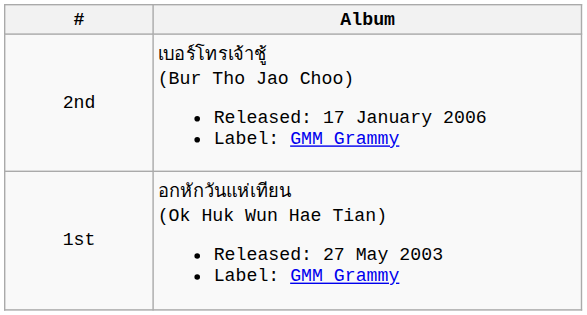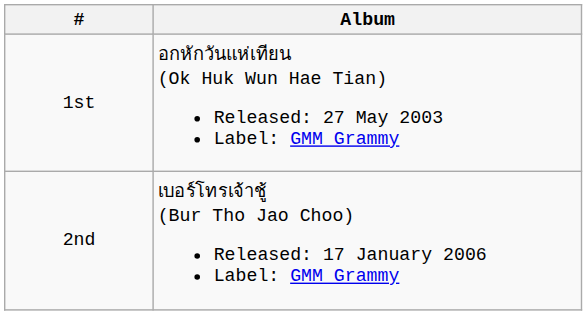rows swapped: (79, 241) <-> (79, 103)
